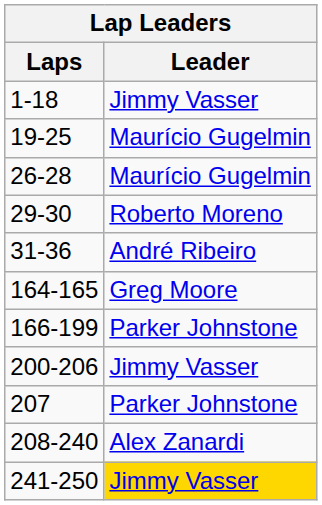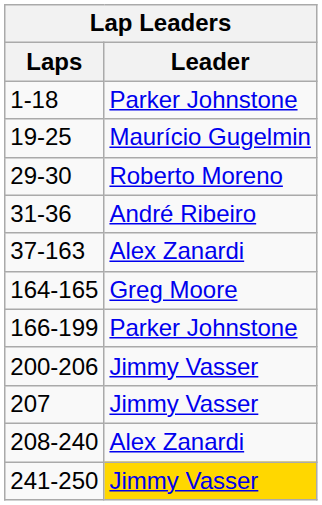(184, 99) Jimmy Vasser -> (203, 99) Parker Johnstone
- row: (41, 175)
+ row: (48, 251)
(203, 404) Parker Johnstone -> (184, 404) Jimmy Vasser
